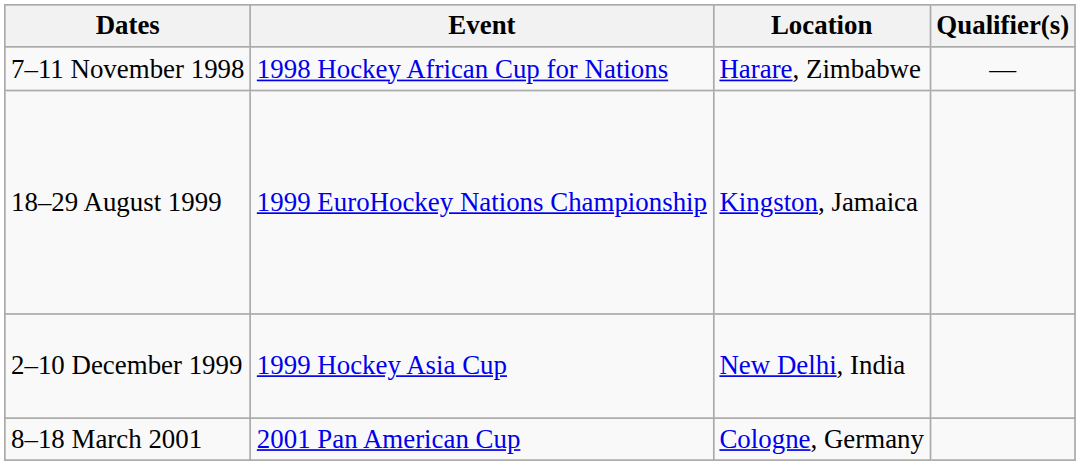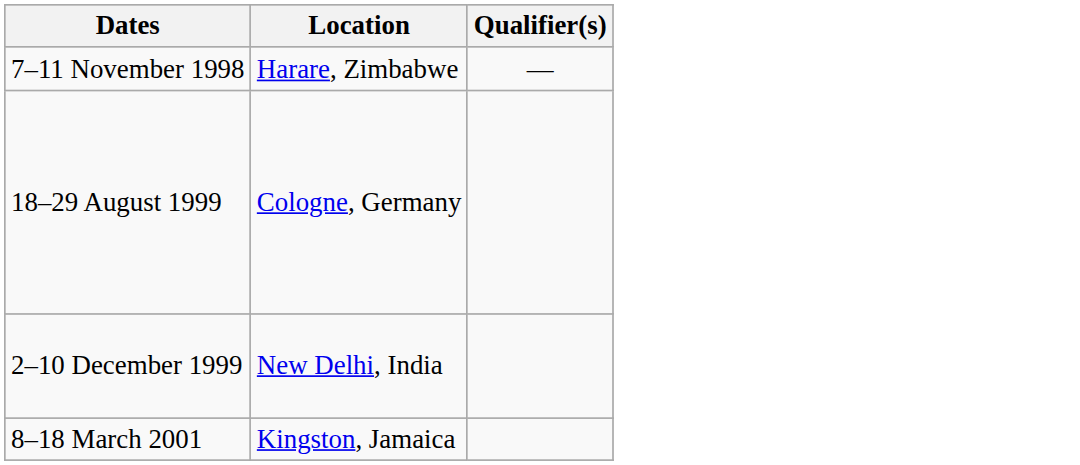- column: (482, 25)
(819, 201) Kingston, Jamaica -> (359, 201) Cologne, Germany
(822, 438) Cologne, Germany -> (356, 438) Kingston, Jamaica
